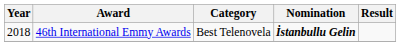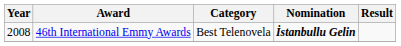(19, 32) 2018 -> (19, 32) 2008
